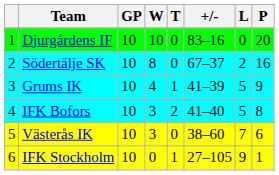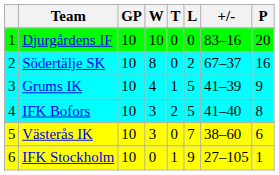columns swapped: (244, 16) <-> (210, 16)
